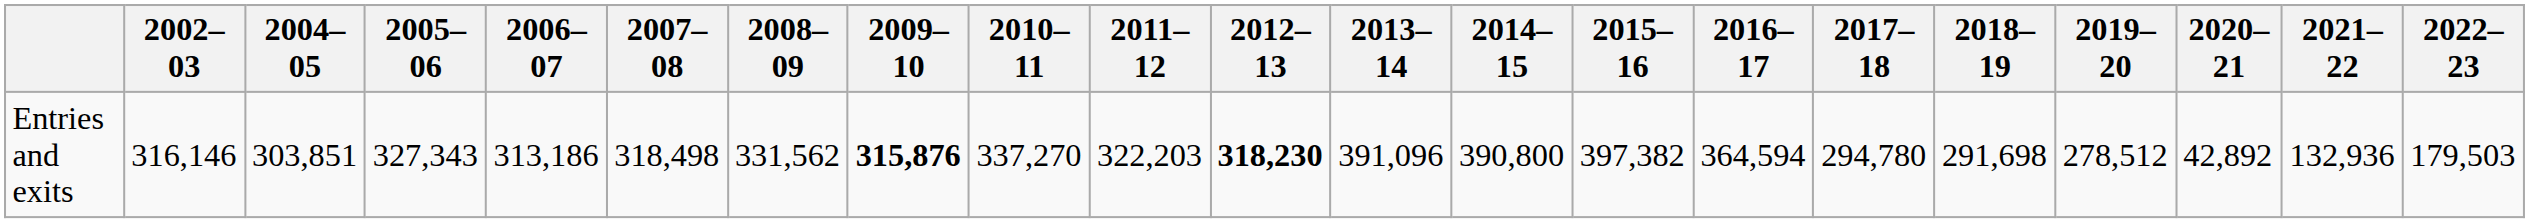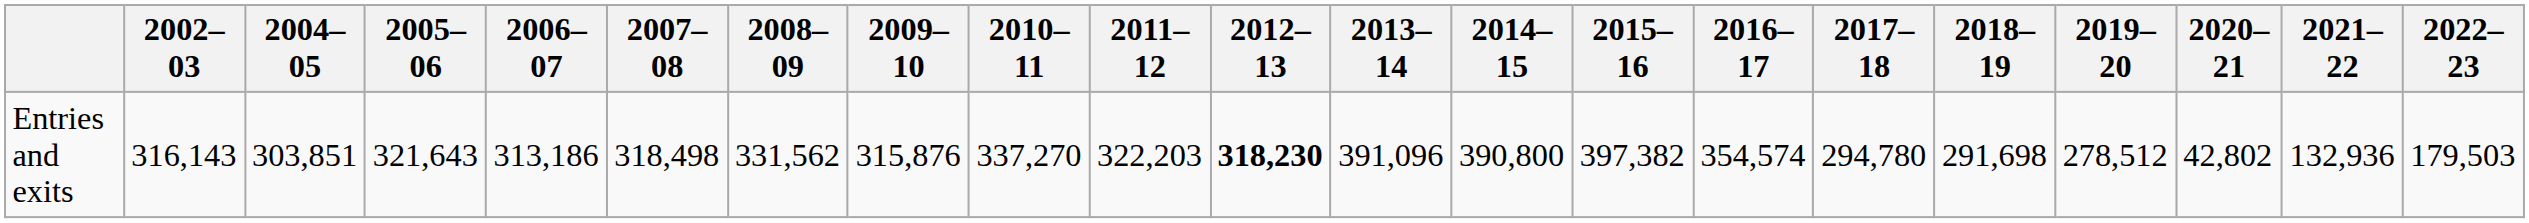(184, 154) 316,146 -> (184, 154) 316,143
(425, 154) 327,343 -> (425, 154) 321,643
(908, 154) bold -> (908, 154) normal
(1753, 154) 364,594 -> (1753, 154) 354,574
(2228, 154) 42,892 -> (2228, 154) 42,802
